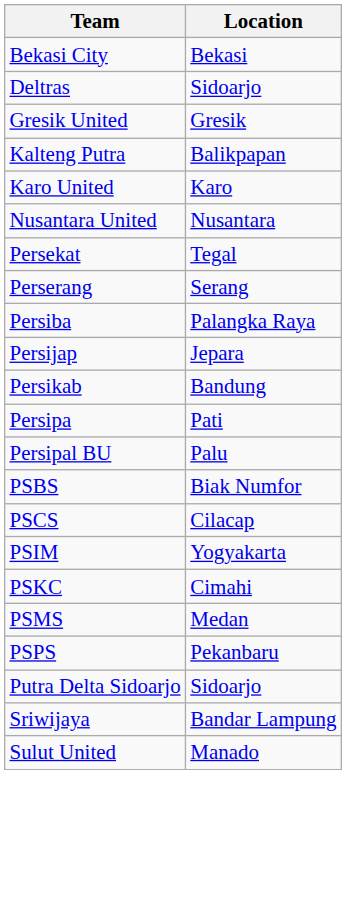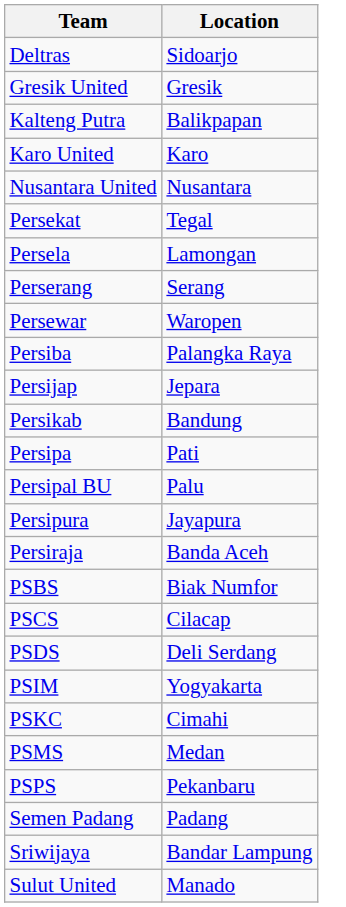- row: (59, 54)
+ row: (40, 253)
+ row: (48, 320)
+ row: (49, 519)
+ row: (46, 552)
+ row: (35, 652)
- row: (95, 685)
+ row: (71, 818)
